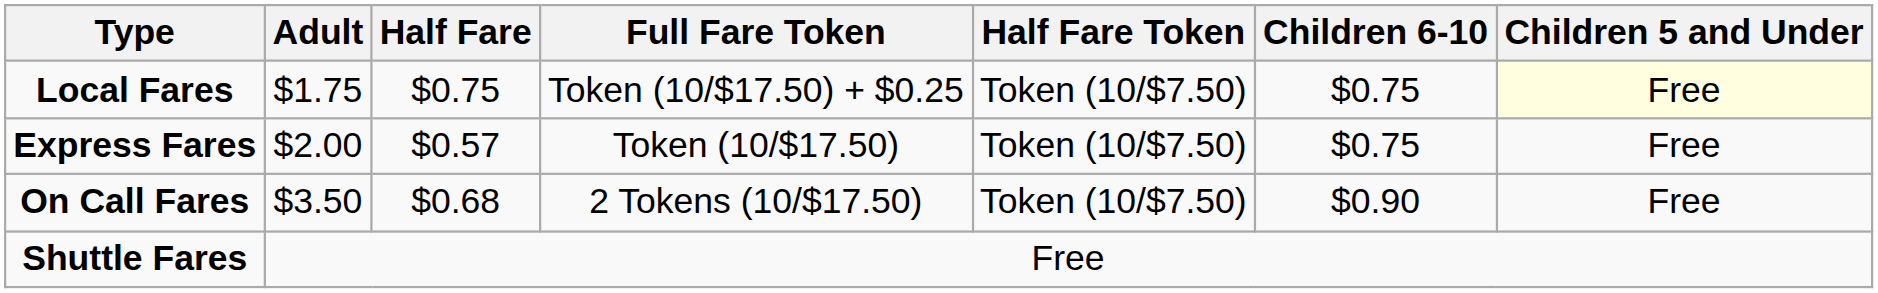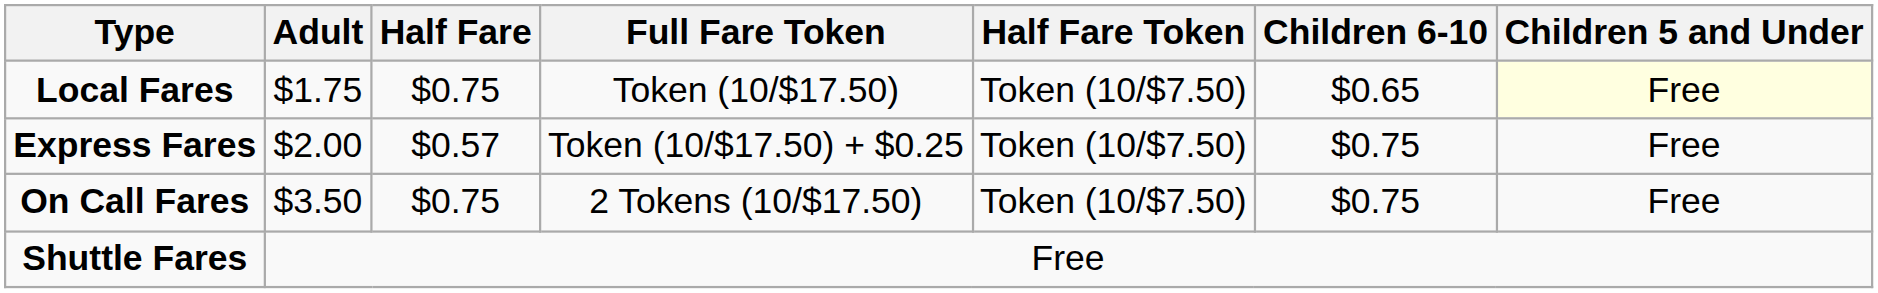(756, 88) Token (10/$17.50) + $0.25 -> (756, 88) Token (10/$17.50)
(1376, 88) $0.75 -> (1376, 88) $0.65
(756, 145) Token (10/$17.50) -> (756, 145) Token (10/$17.50) + $0.25
(456, 201) $0.68 -> (456, 201) $0.75
(1376, 201) $0.90 -> (1376, 201) $0.75
